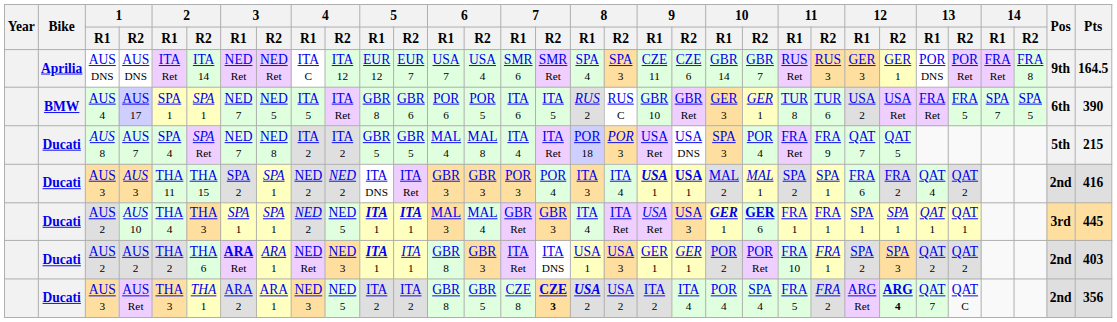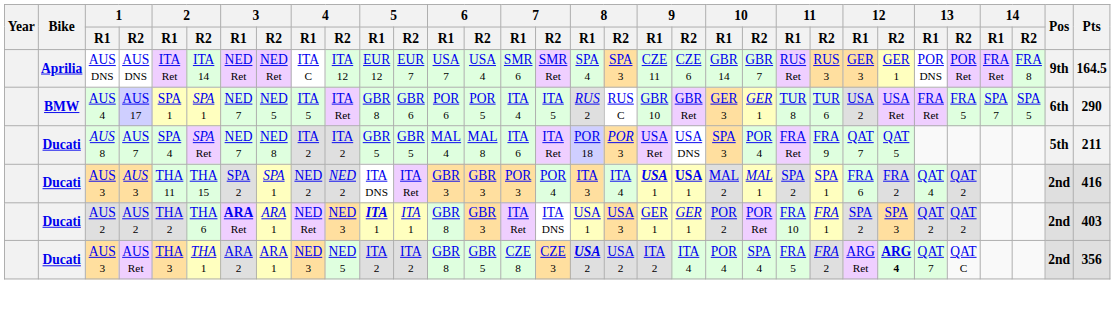(518, 106) ITA 6 -> (518, 106) ITA 4
(1093, 106) 390 -> (1092, 106) 290
(518, 145) ITA 4 -> (518, 145) ITA 6
(1093, 145) 215 -> (1092, 145) 211
- row: (136, 221)
(553, 298) bold -> (553, 260) normal
